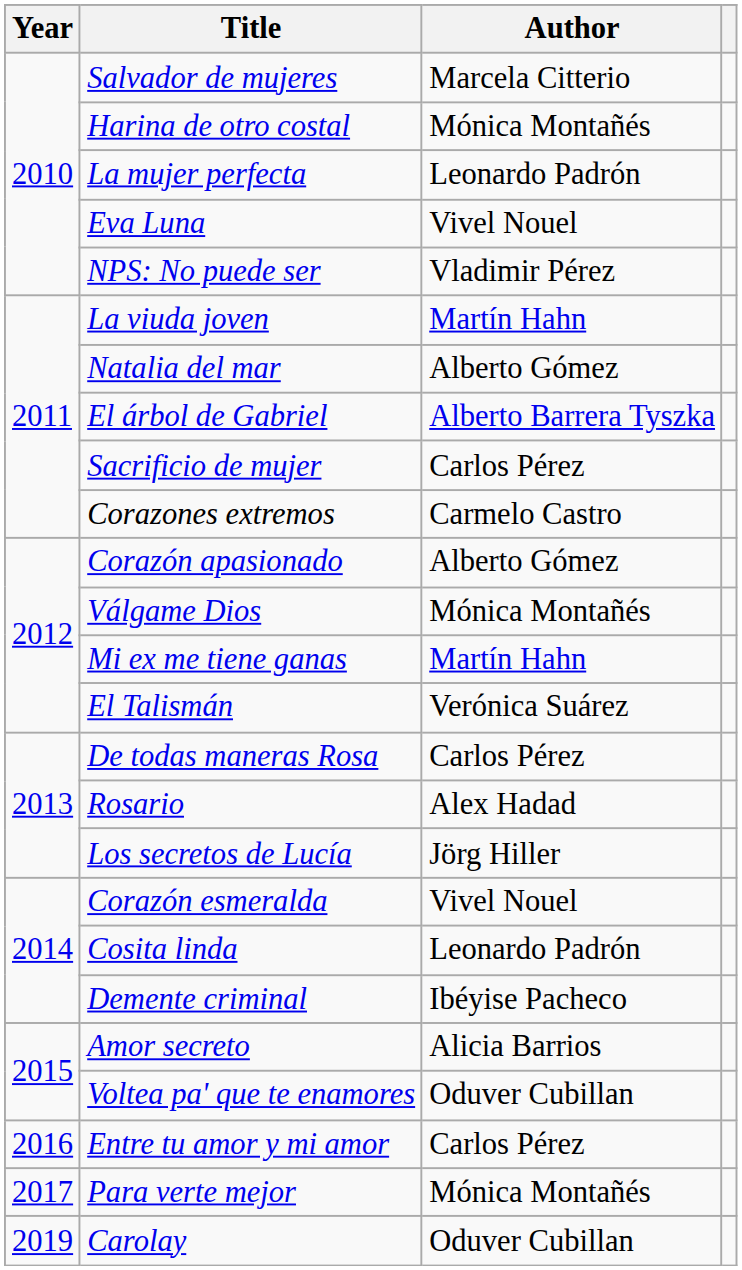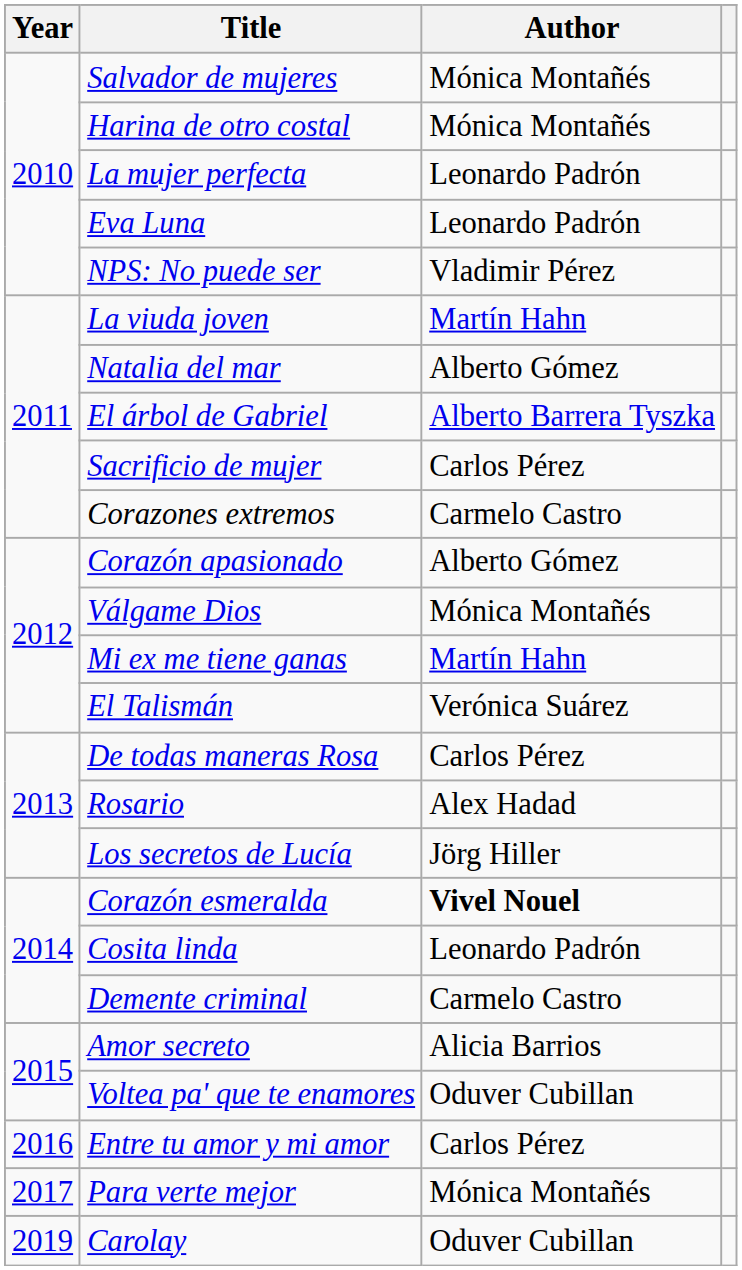(530, 77) Marcela Citterio -> (540, 77) Mónica Montañés
(503, 222) Vivel Nouel -> (535, 222) Leonardo Padrón
(503, 901) normal -> (505, 901) bold
(528, 998) Ibéyise Pacheco -> (526, 998) Carmelo Castro
